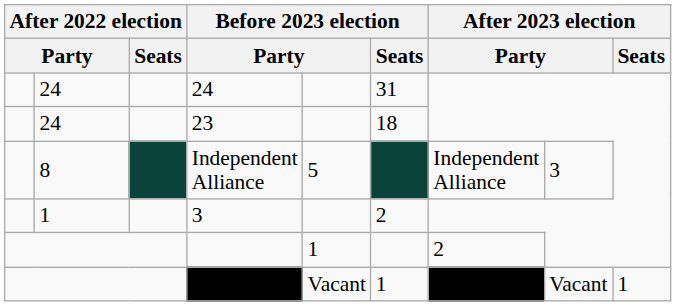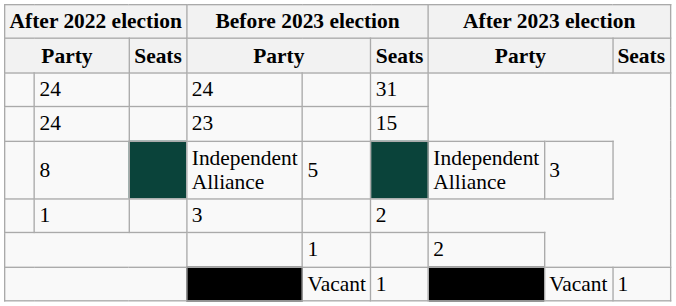(387, 123) 18 -> (387, 123) 15
